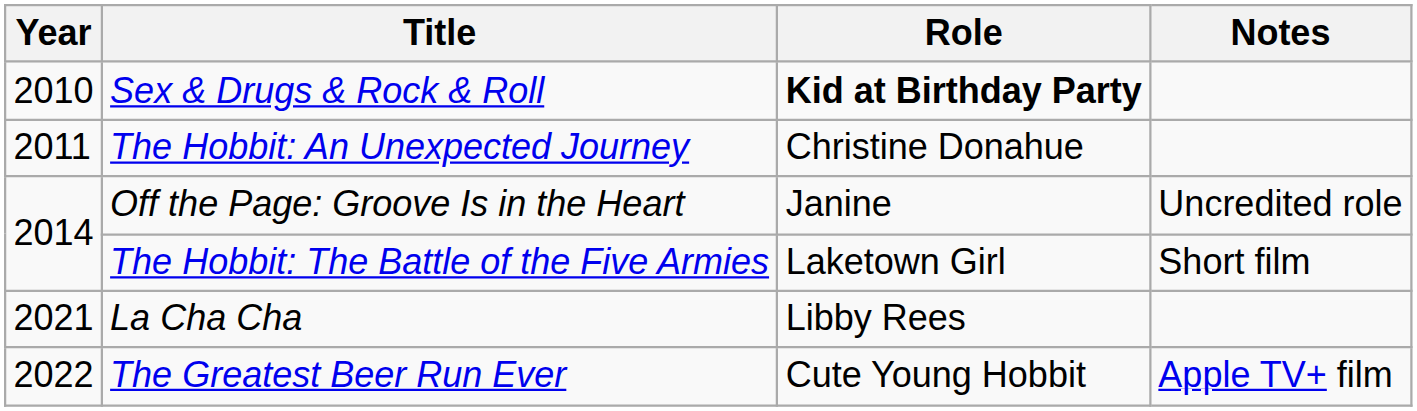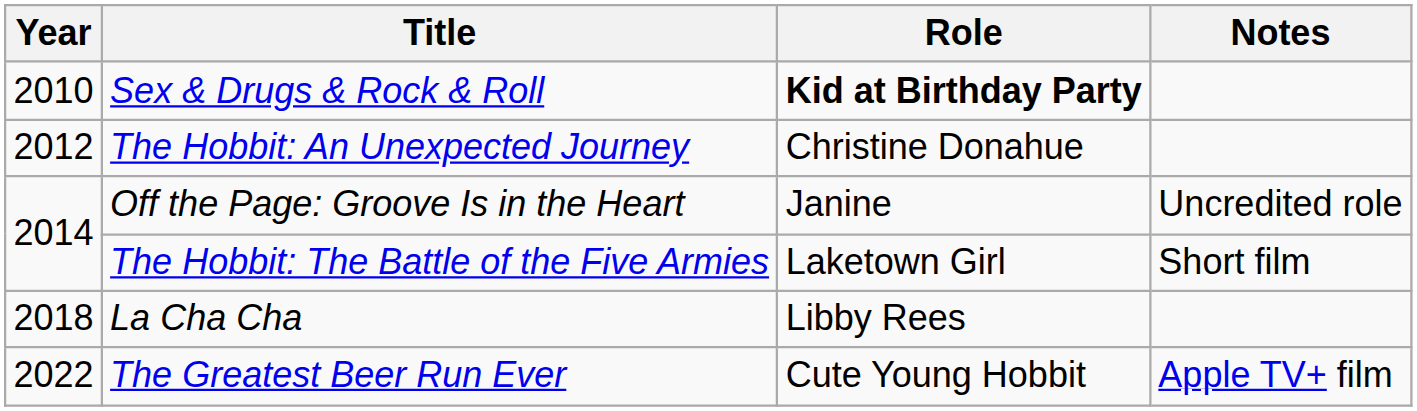(52, 147) 2011 -> (53, 147) 2012
(53, 318) 2021 -> (53, 318) 2018
